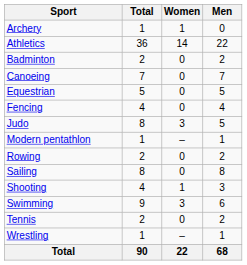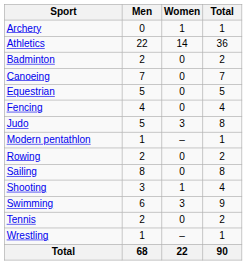columns swapped: (222, 12) <-> (142, 12)
